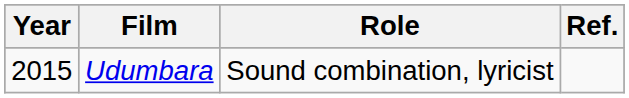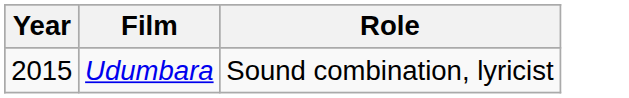- column: (592, 26)
